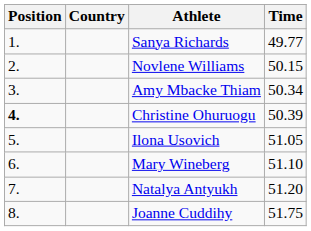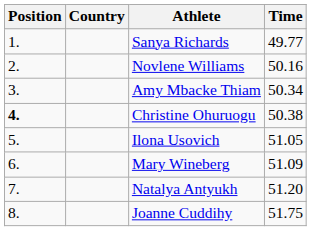(286, 66) 50.15 -> (286, 66) 50.16
(286, 115) 50.39 -> (286, 115) 50.38
(286, 164) 51.10 -> (286, 164) 51.09
